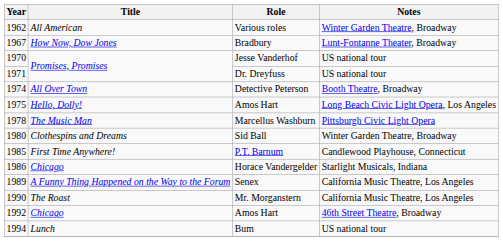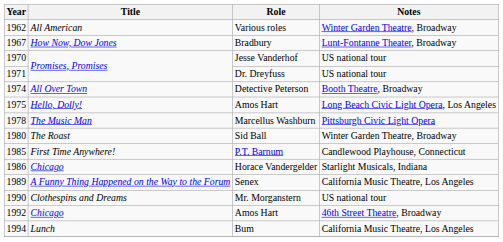(79, 136) Clothespins and Dreams -> (50, 136) The Roast
(50, 197) The Roast -> (79, 197) Clothespins and Dreams
(398, 197) California Music Theatre, Los Angeles -> (354, 197) US national tour
(354, 228) US national tour -> (398, 228) California Music Theatre, Los Angeles
